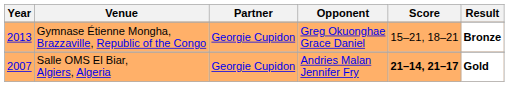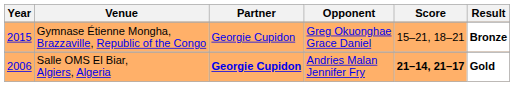(19, 37) 2013 -> (19, 37) 2015
(19, 67) 2007 -> (19, 67) 2006
(253, 67) normal -> (256, 67) bold
